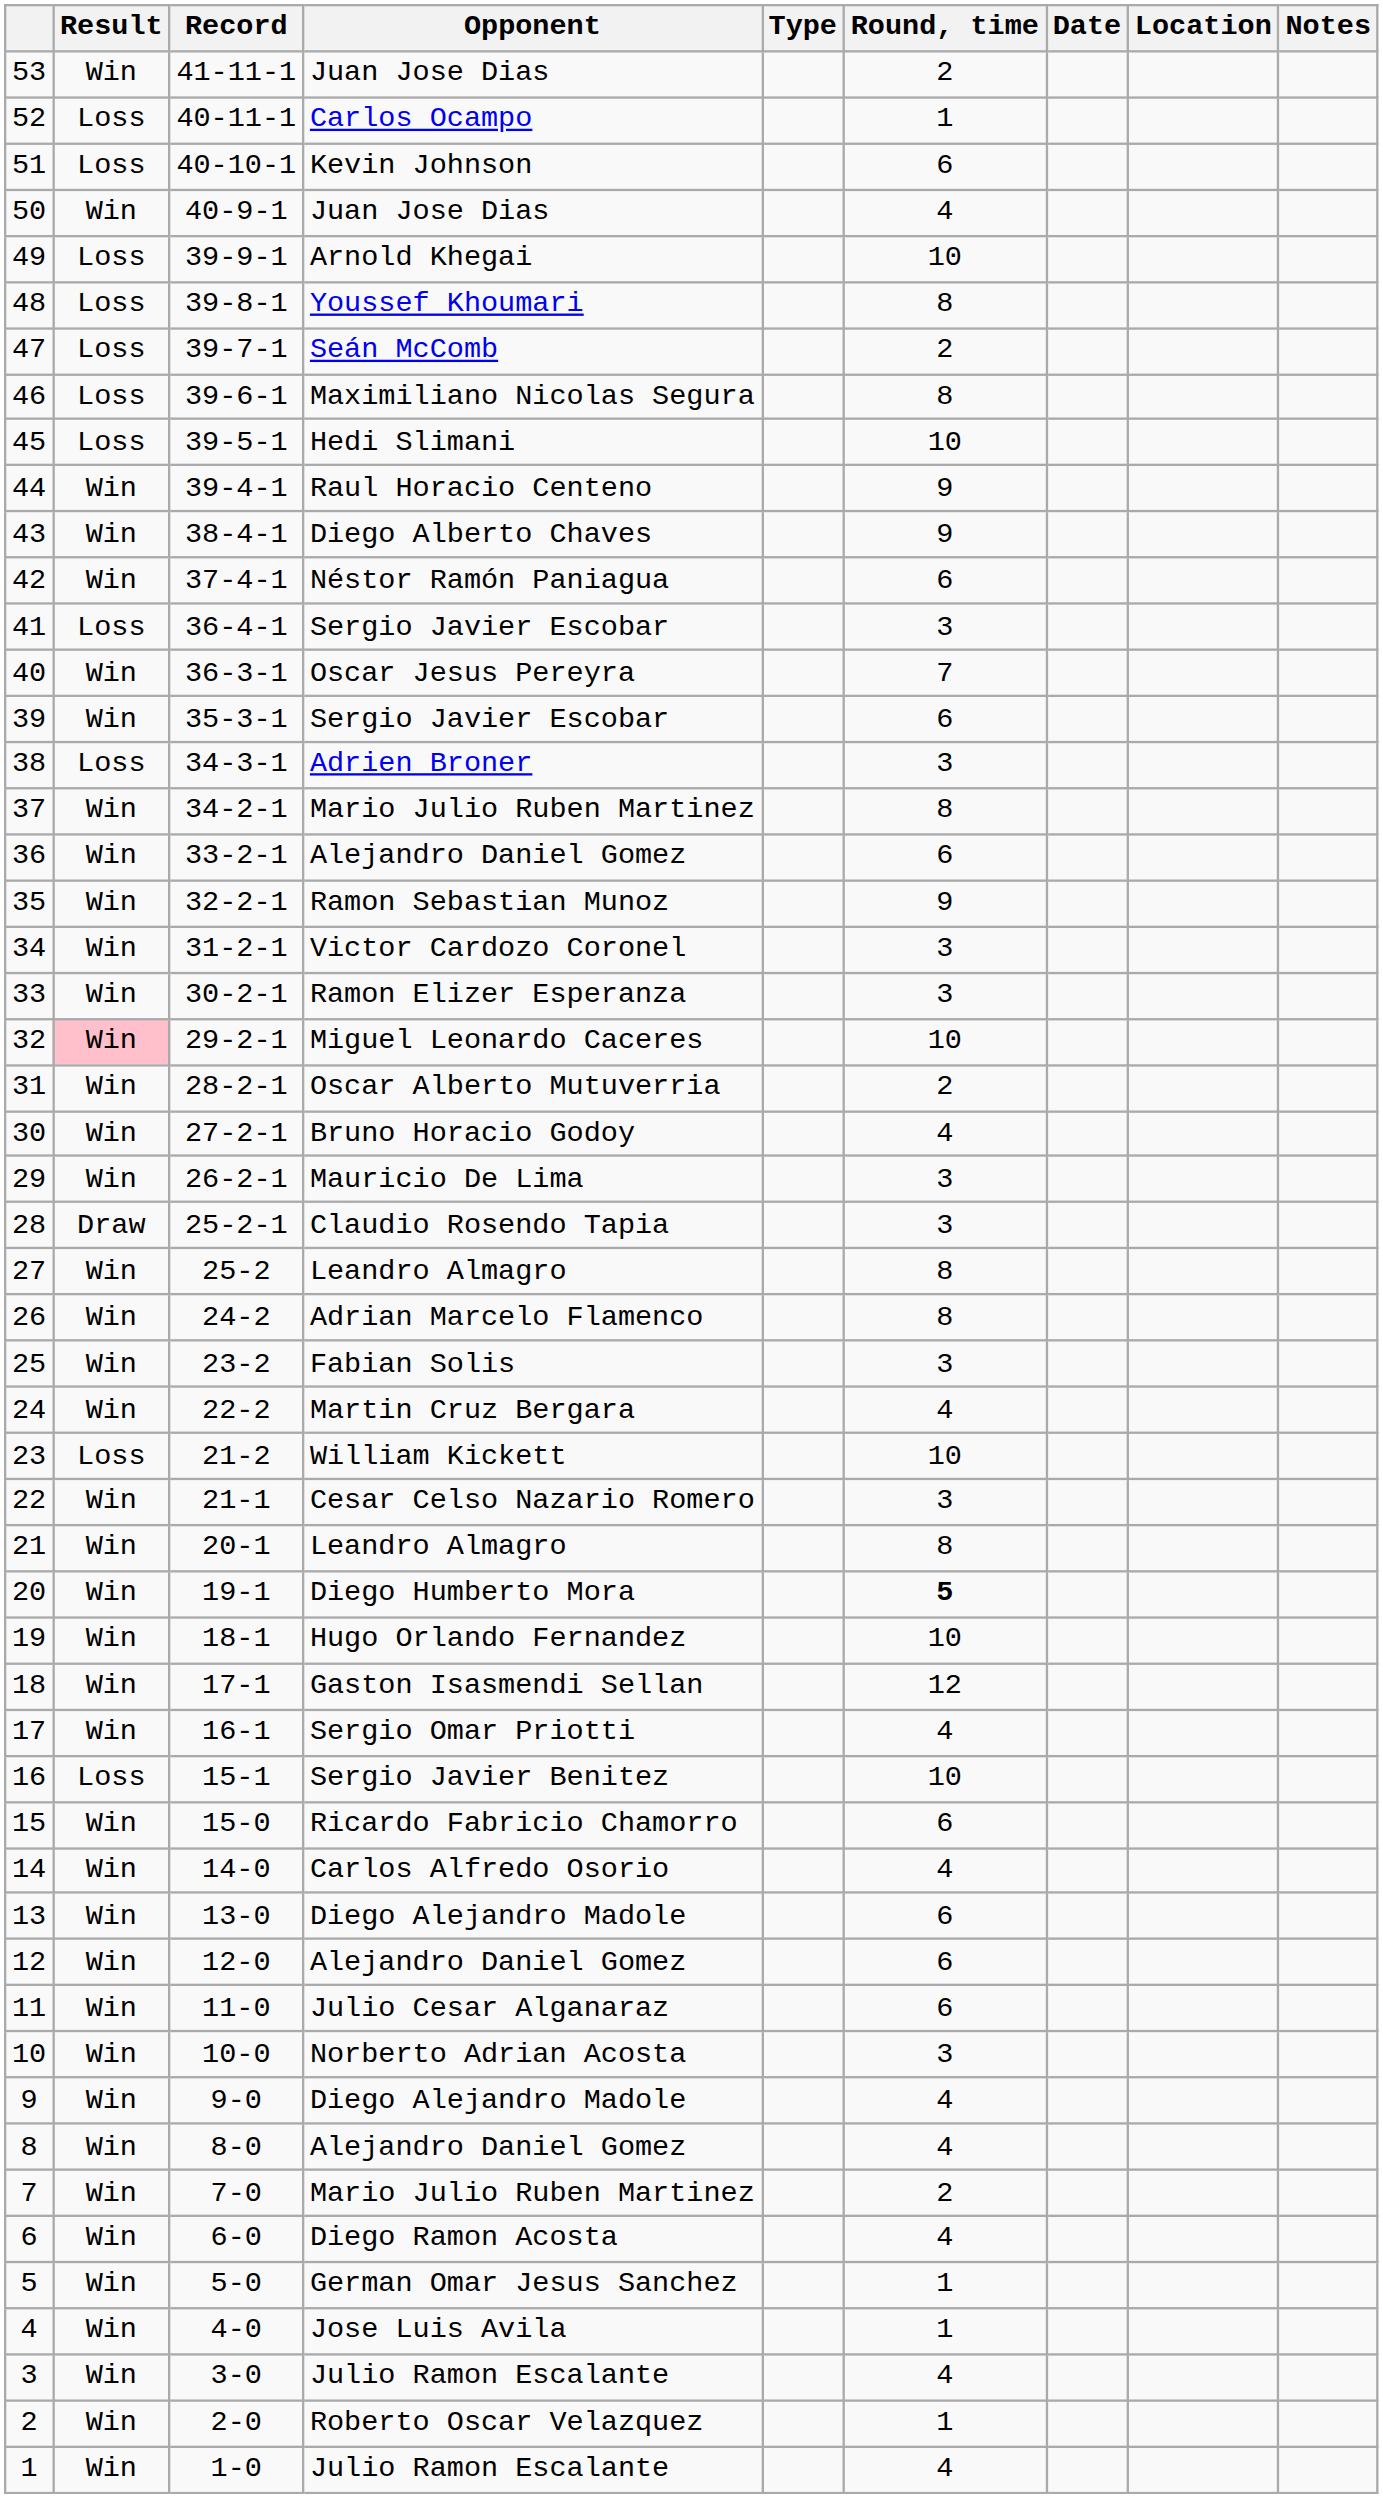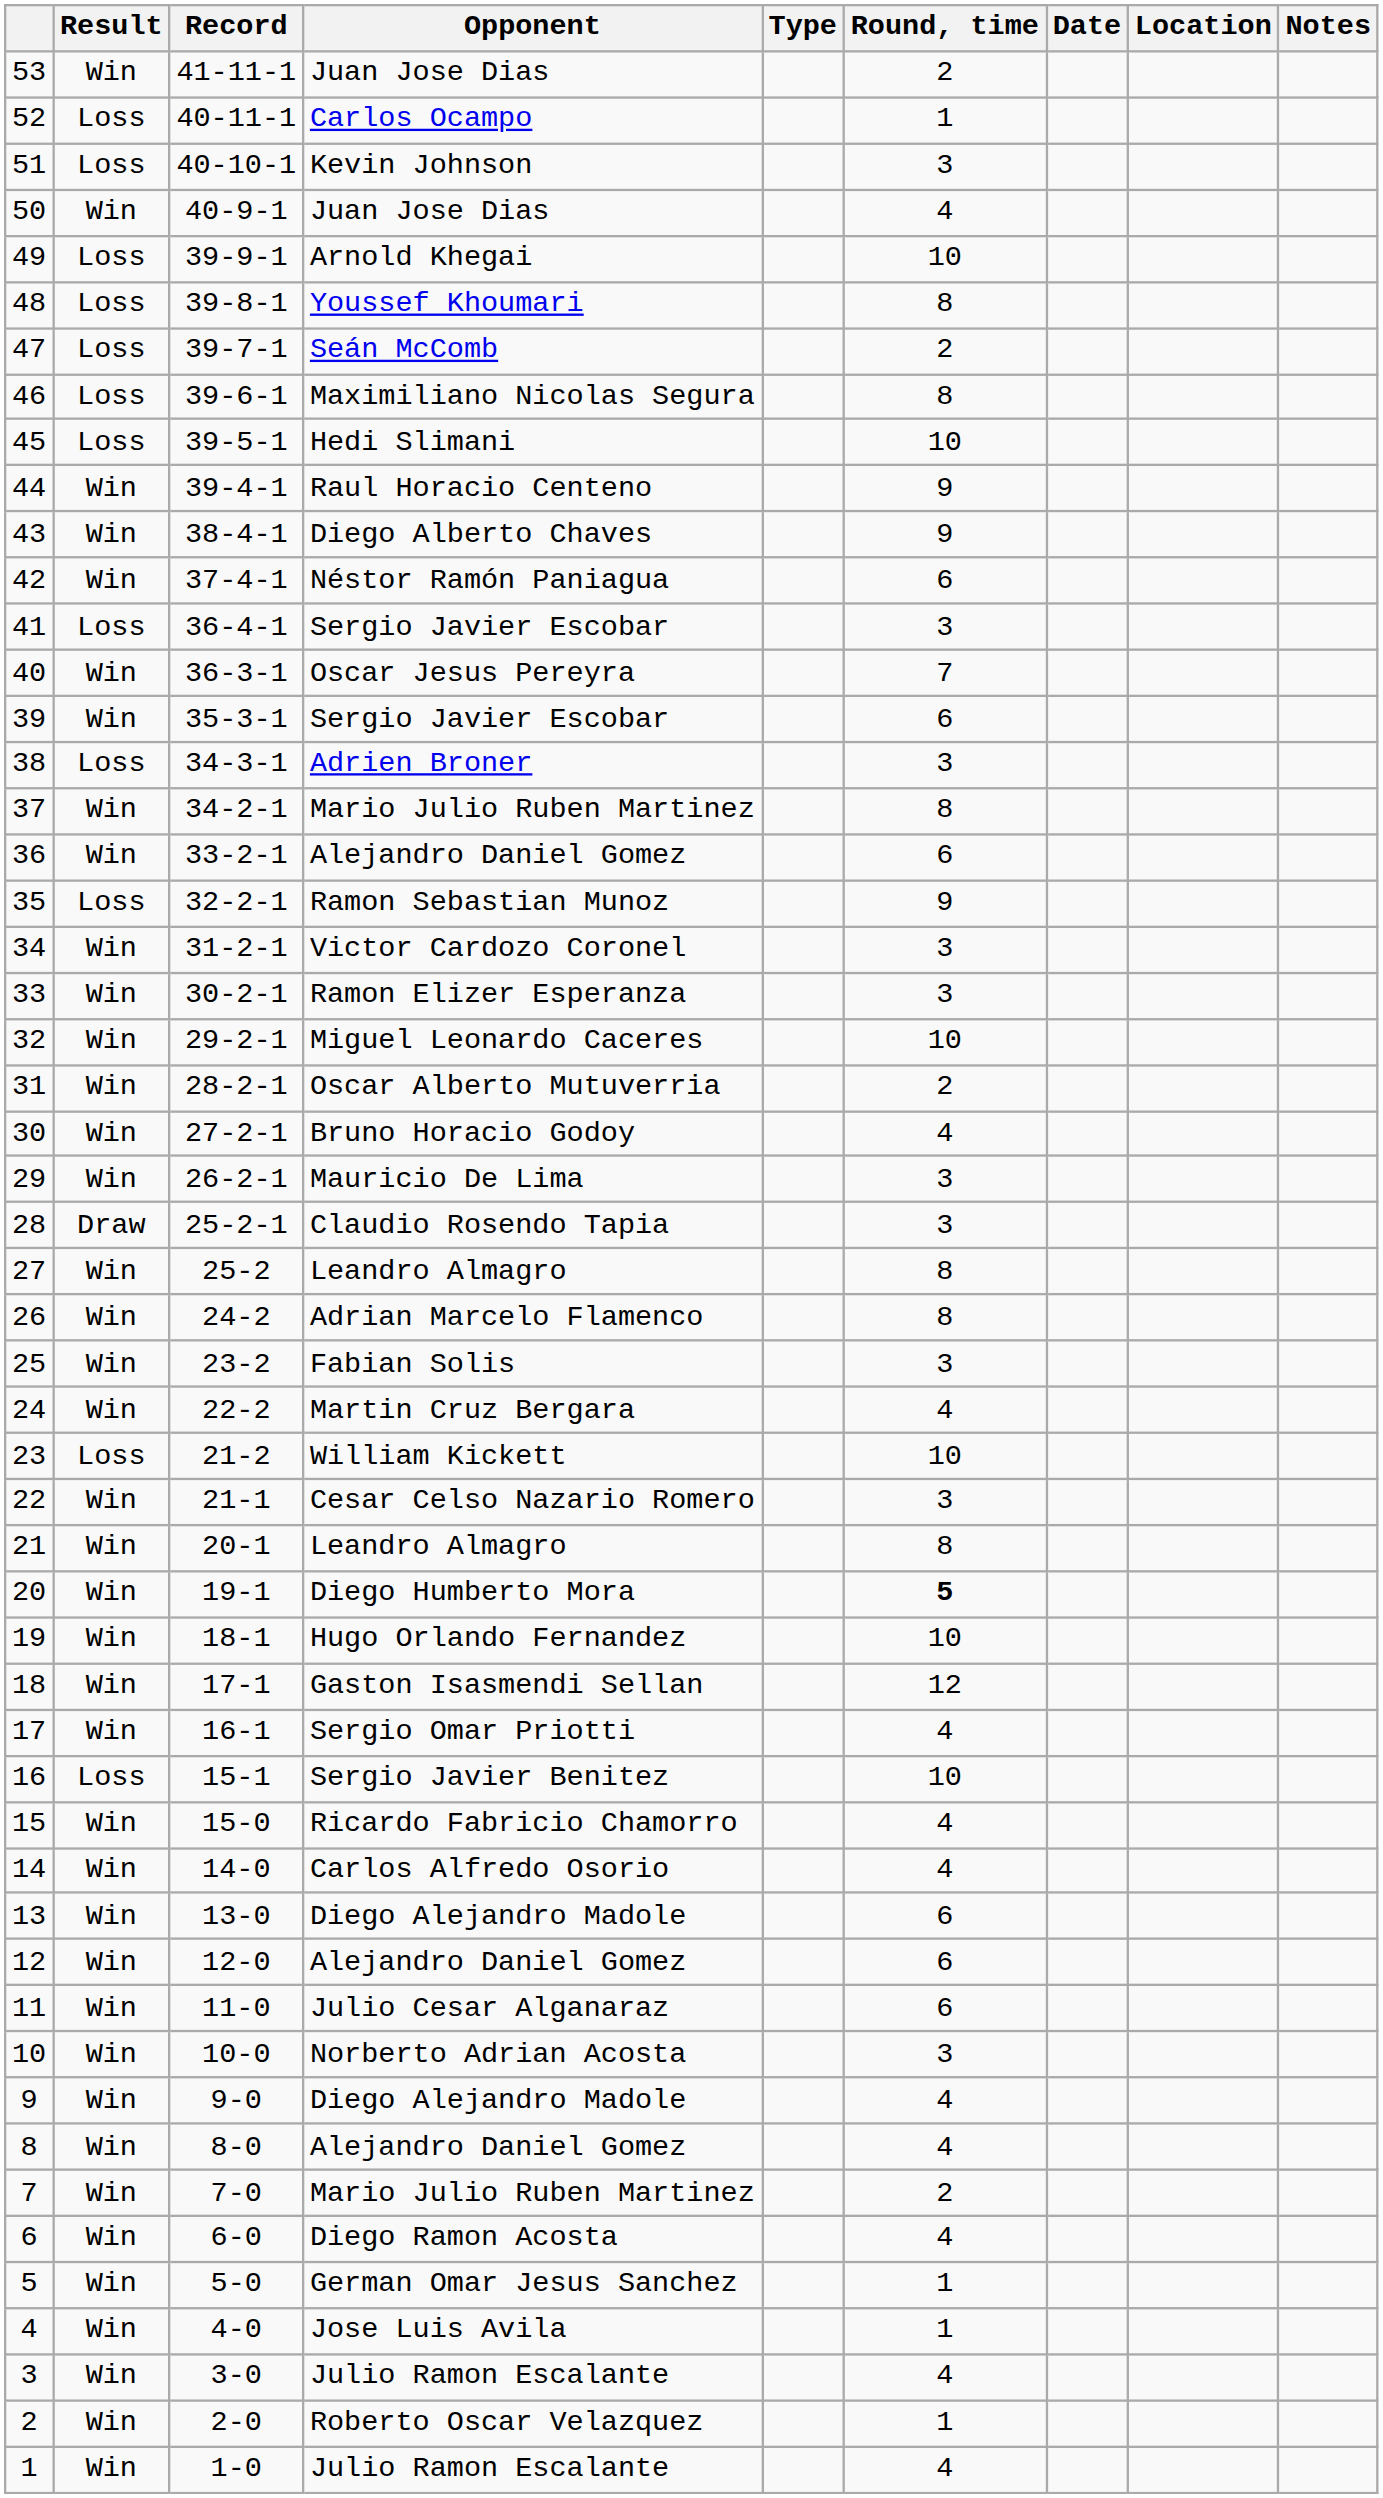(945, 167) 6 -> (945, 167) 3
(111, 904) Win -> (111, 904) Loss
(111, 1042) pink background -> (111, 1042) no background
(945, 1825) 6 -> (945, 1825) 4
